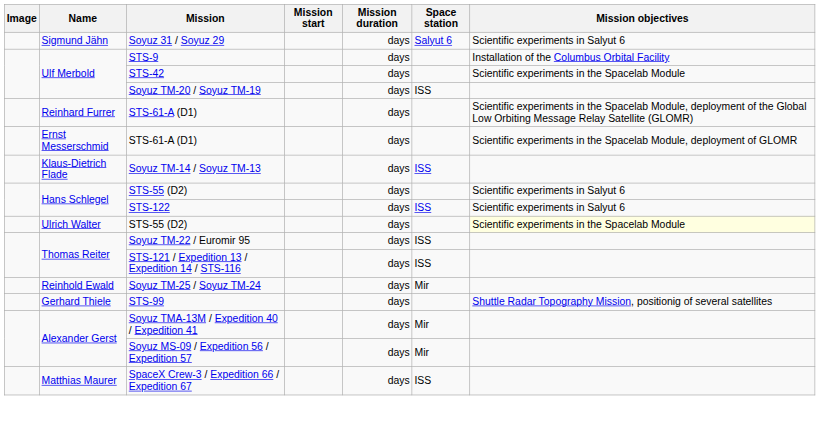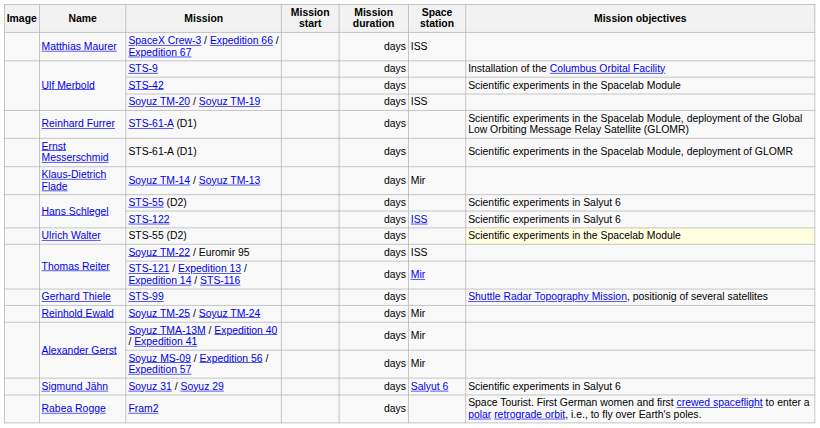rows swapped: (75, 40) <-> (79, 380)
(423, 169) ISS -> (418, 180) Mir
(423, 263) ISS -> (418, 275) Mir
rows swapped: (78, 285) <-> (76, 302)
+ row: (74, 409)
